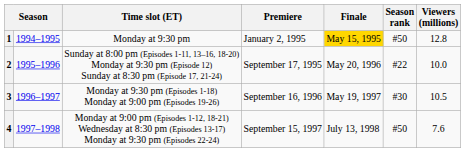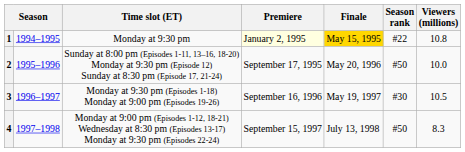(275, 38) no background -> (275, 38) lightyellow background
(400, 38) #50 -> (400, 38) #22
(438, 38) 12.8 -> (438, 38) 10.8
(400, 65) #22 -> (400, 65) #50
(438, 129) 7.6 -> (438, 129) 8.3
